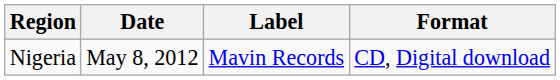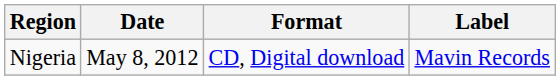columns swapped: (452, 22) <-> (276, 22)
